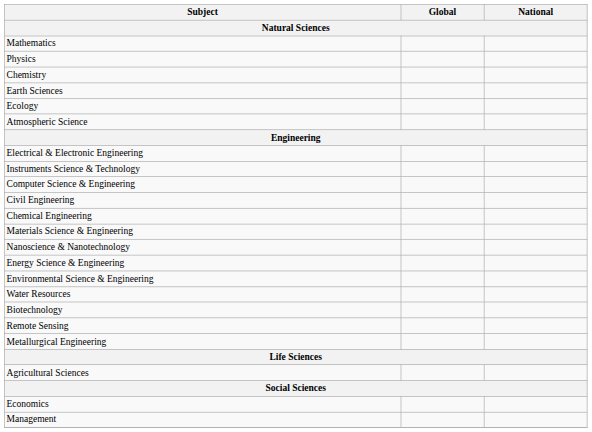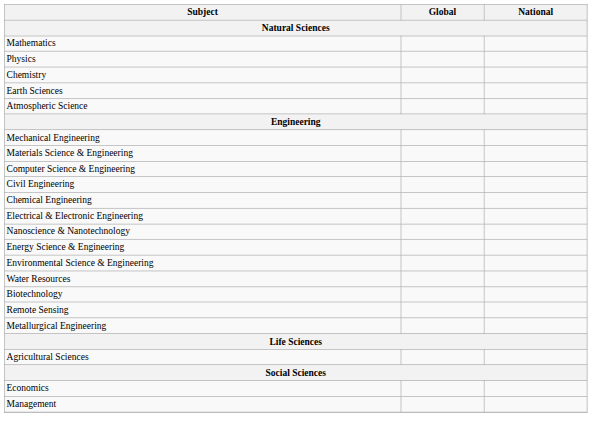- row: (22, 106)
+ row: (53, 138)
rows swapped: (75, 153) <-> (70, 232)
- row: (73, 169)
